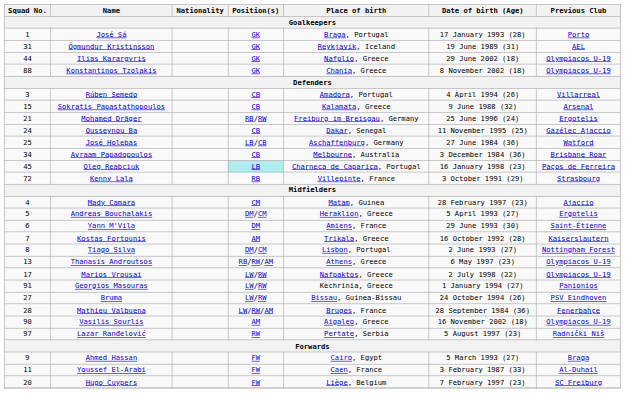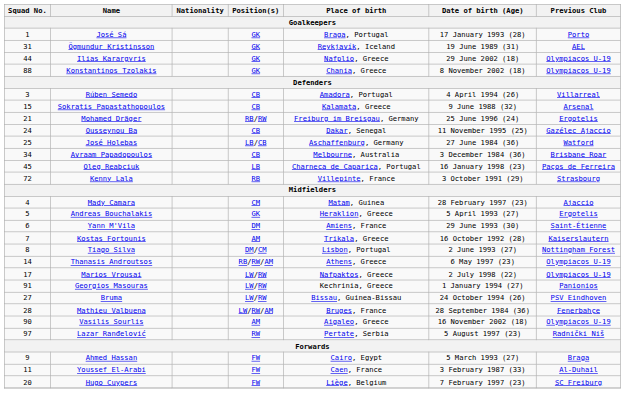(256, 166) paleturquoise background -> (256, 166) no background
(256, 214) DM/CM -> (256, 214) GK
(27, 262) 13 -> (27, 262) 14
